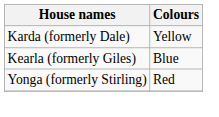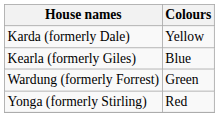+ row: (83, 79)
